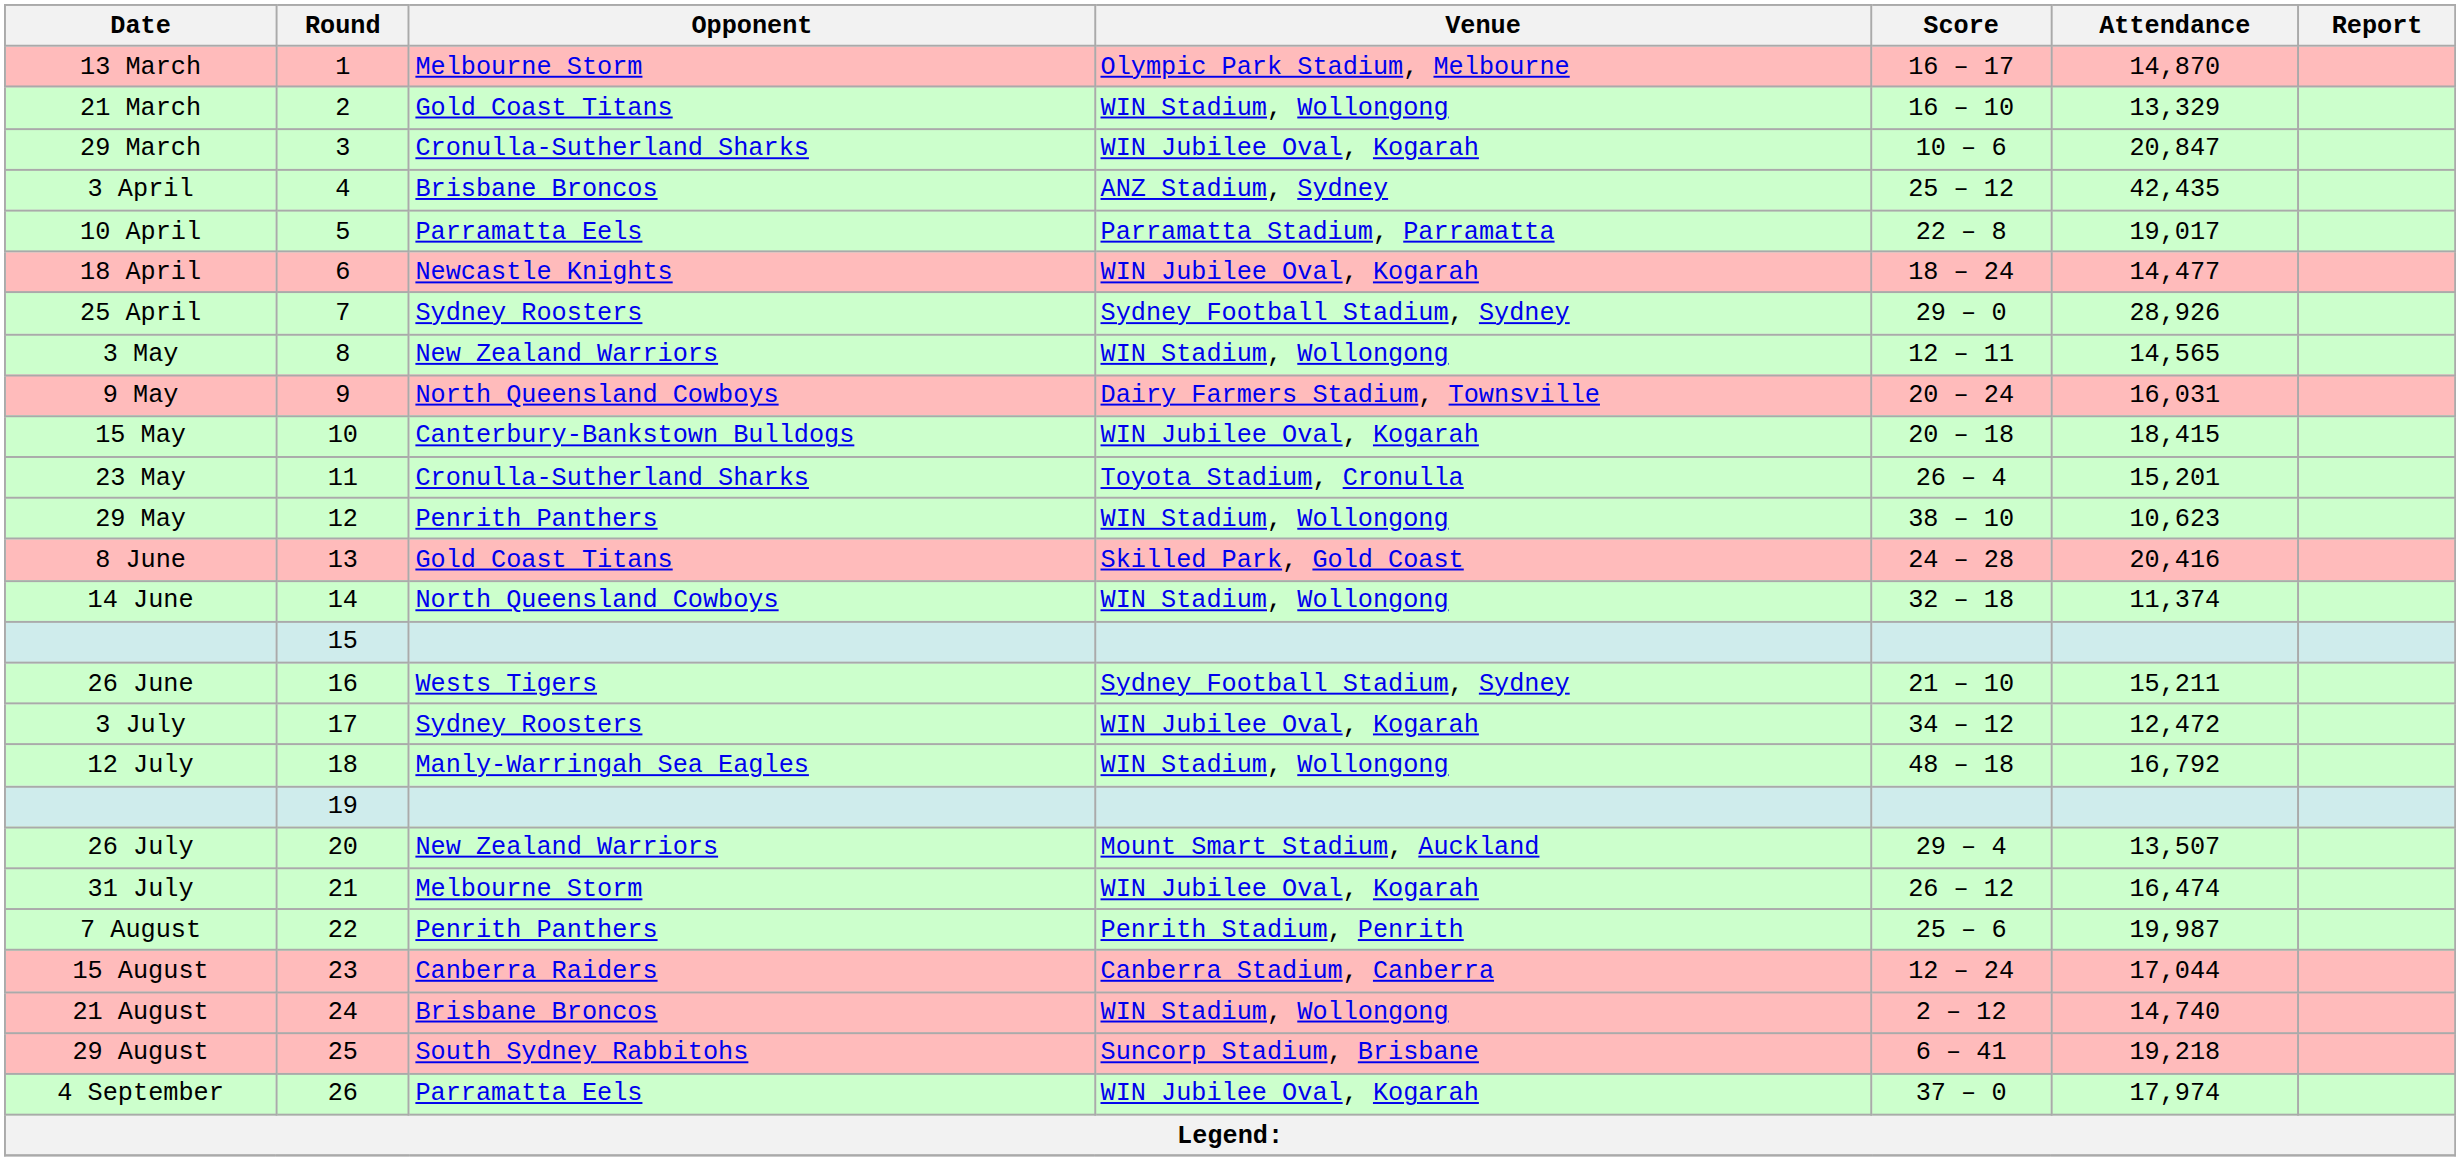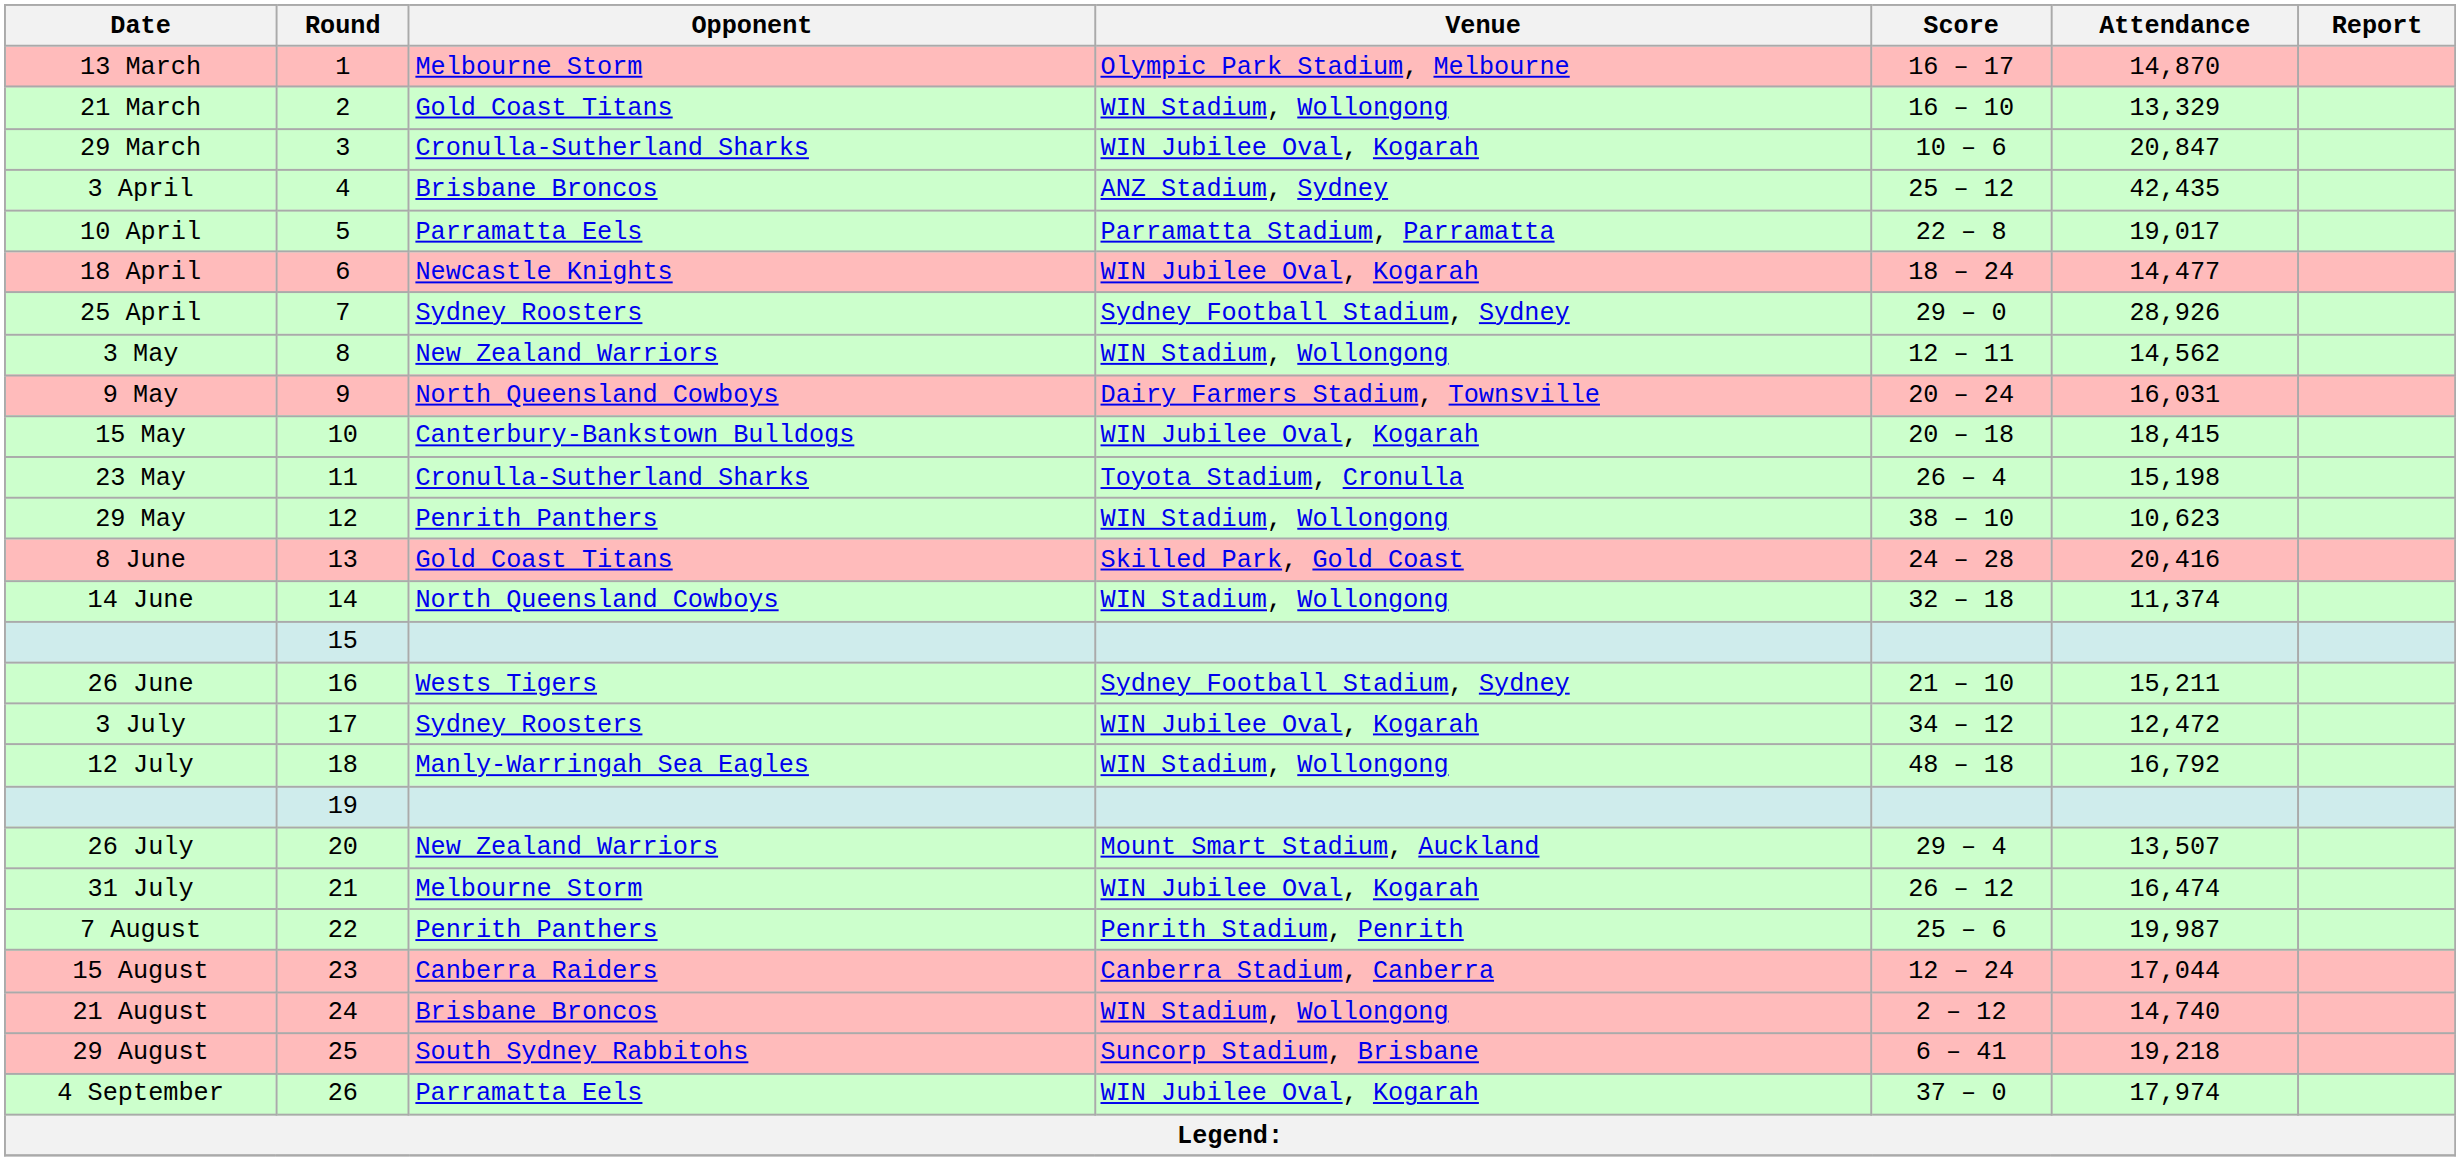(2175, 354) 14,565 -> (2175, 354) 14,562
(2175, 478) 15,201 -> (2175, 478) 15,198
